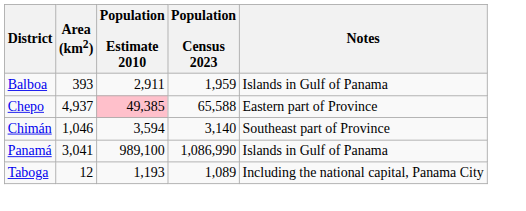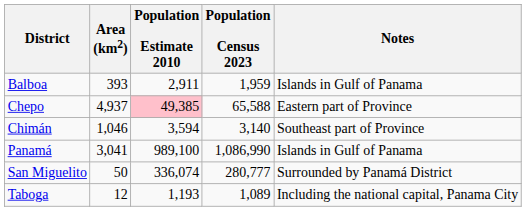+ row: (47, 172)
